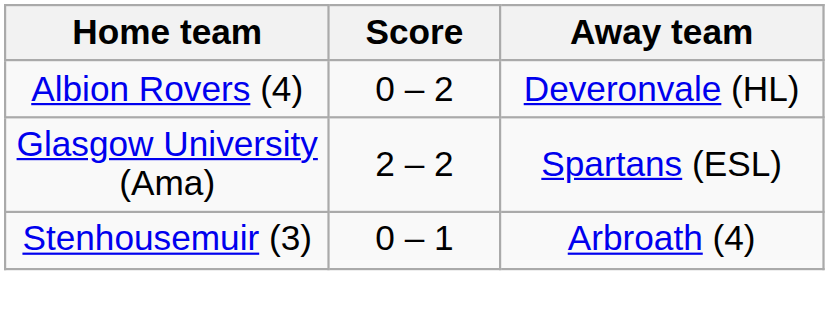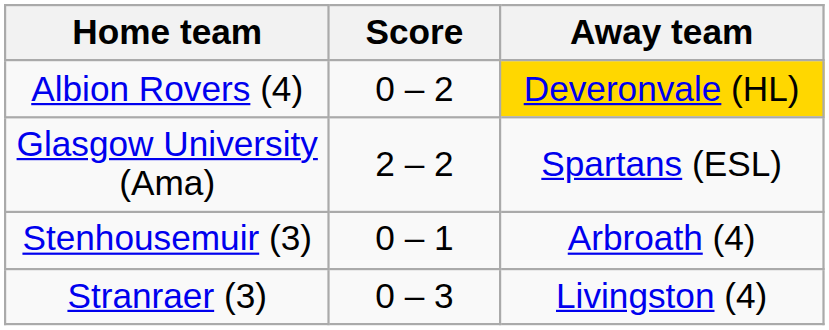(662, 88) no background -> (662, 88) gold background
+ row: (167, 295)
